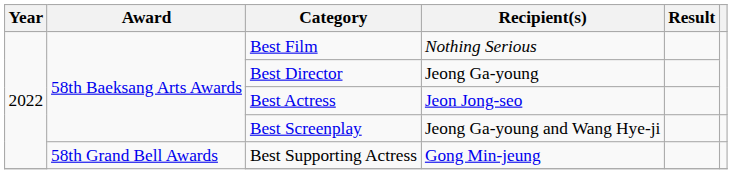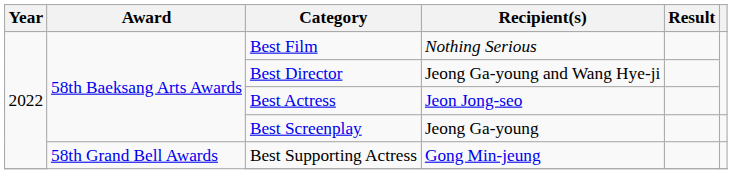(482, 73) Jeong Ga-young -> (543, 73) Jeong Ga-young and Wang Hye-ji
(543, 127) Jeong Ga-young and Wang Hye-ji -> (482, 127) Jeong Ga-young
